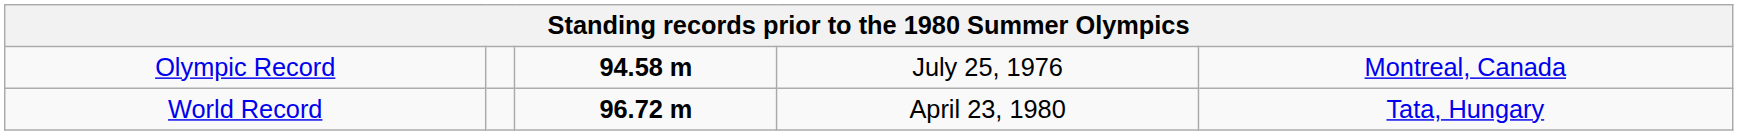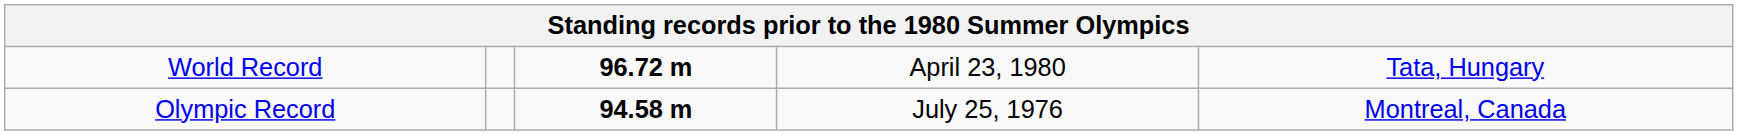rows swapped: (245, 108) <-> (245, 66)
